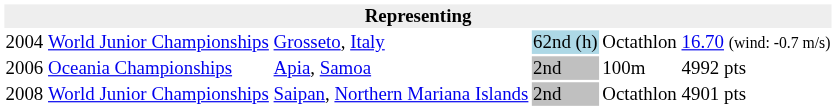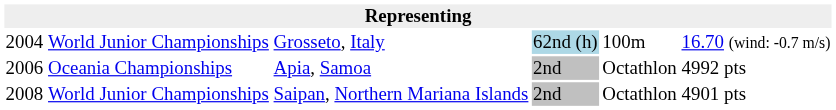(640, 42) Octathlon -> (624, 42) 100m
(624, 67) 100m -> (640, 67) Octathlon
